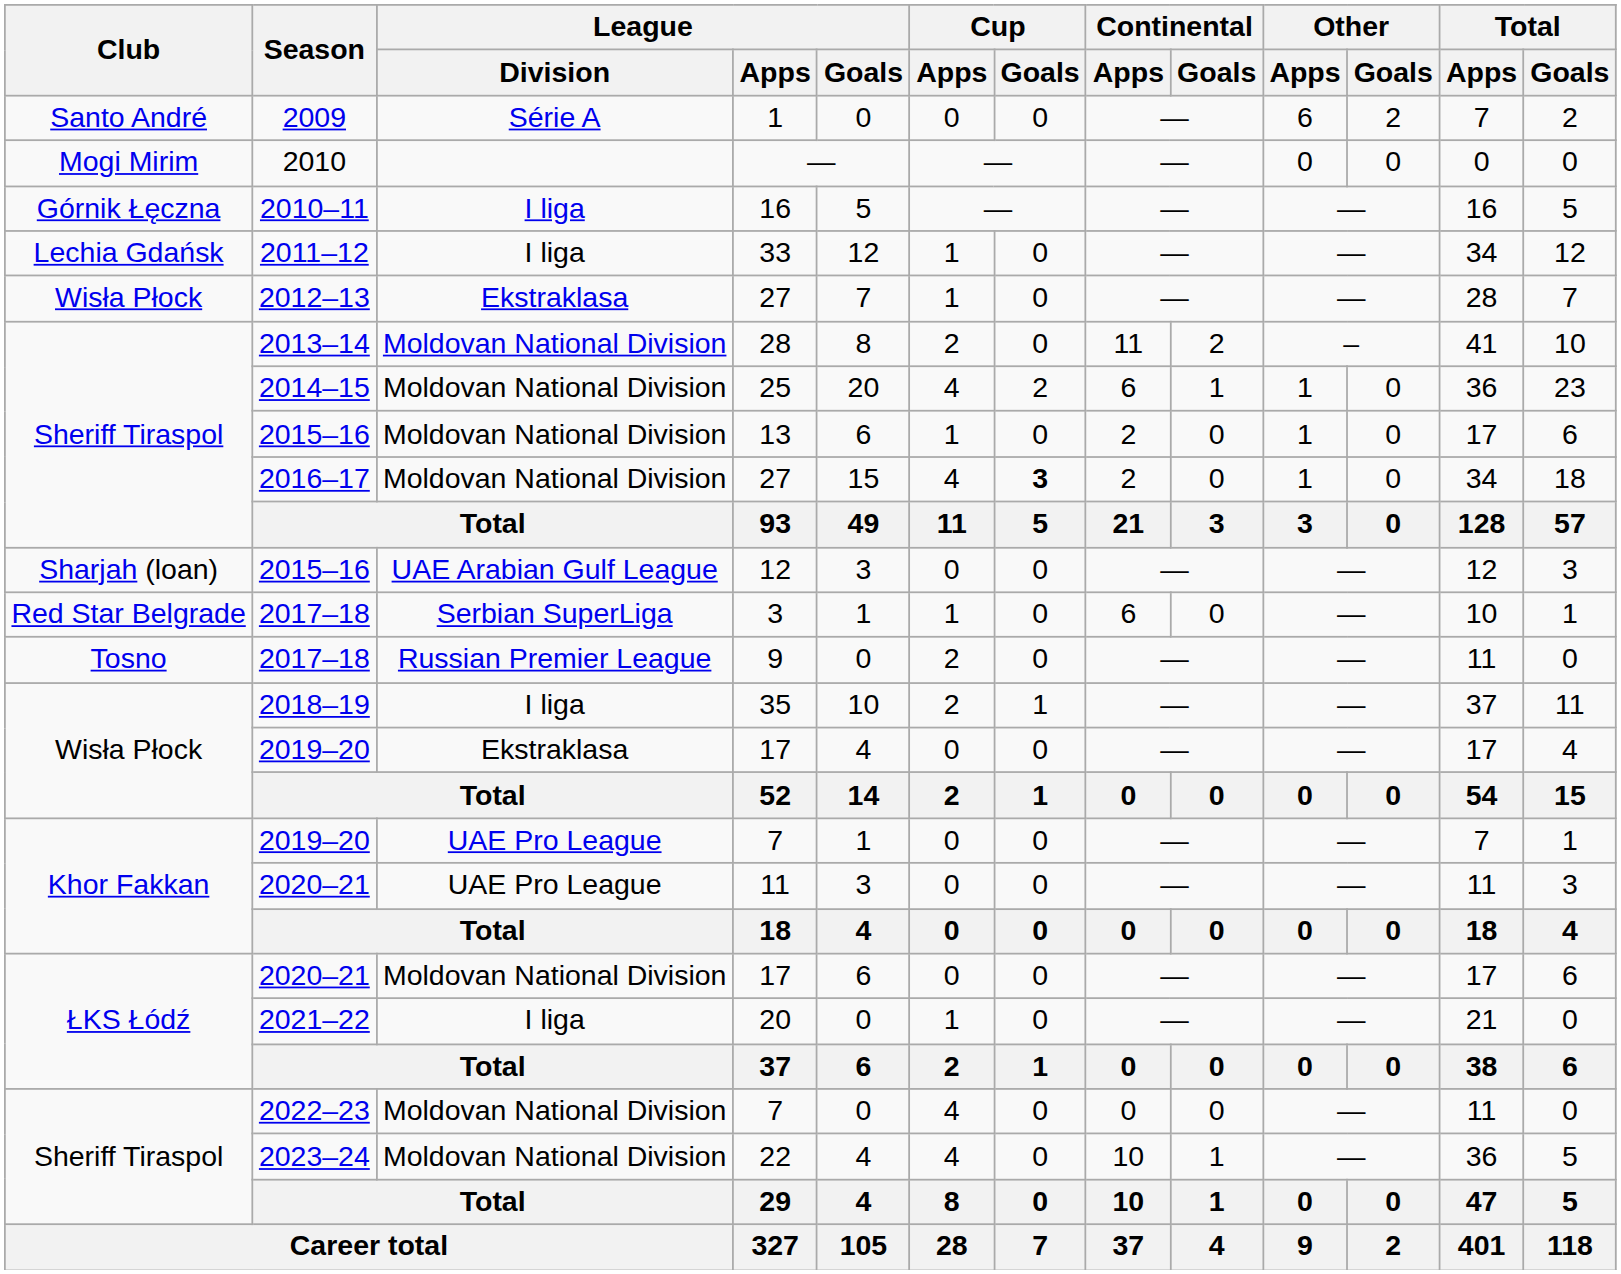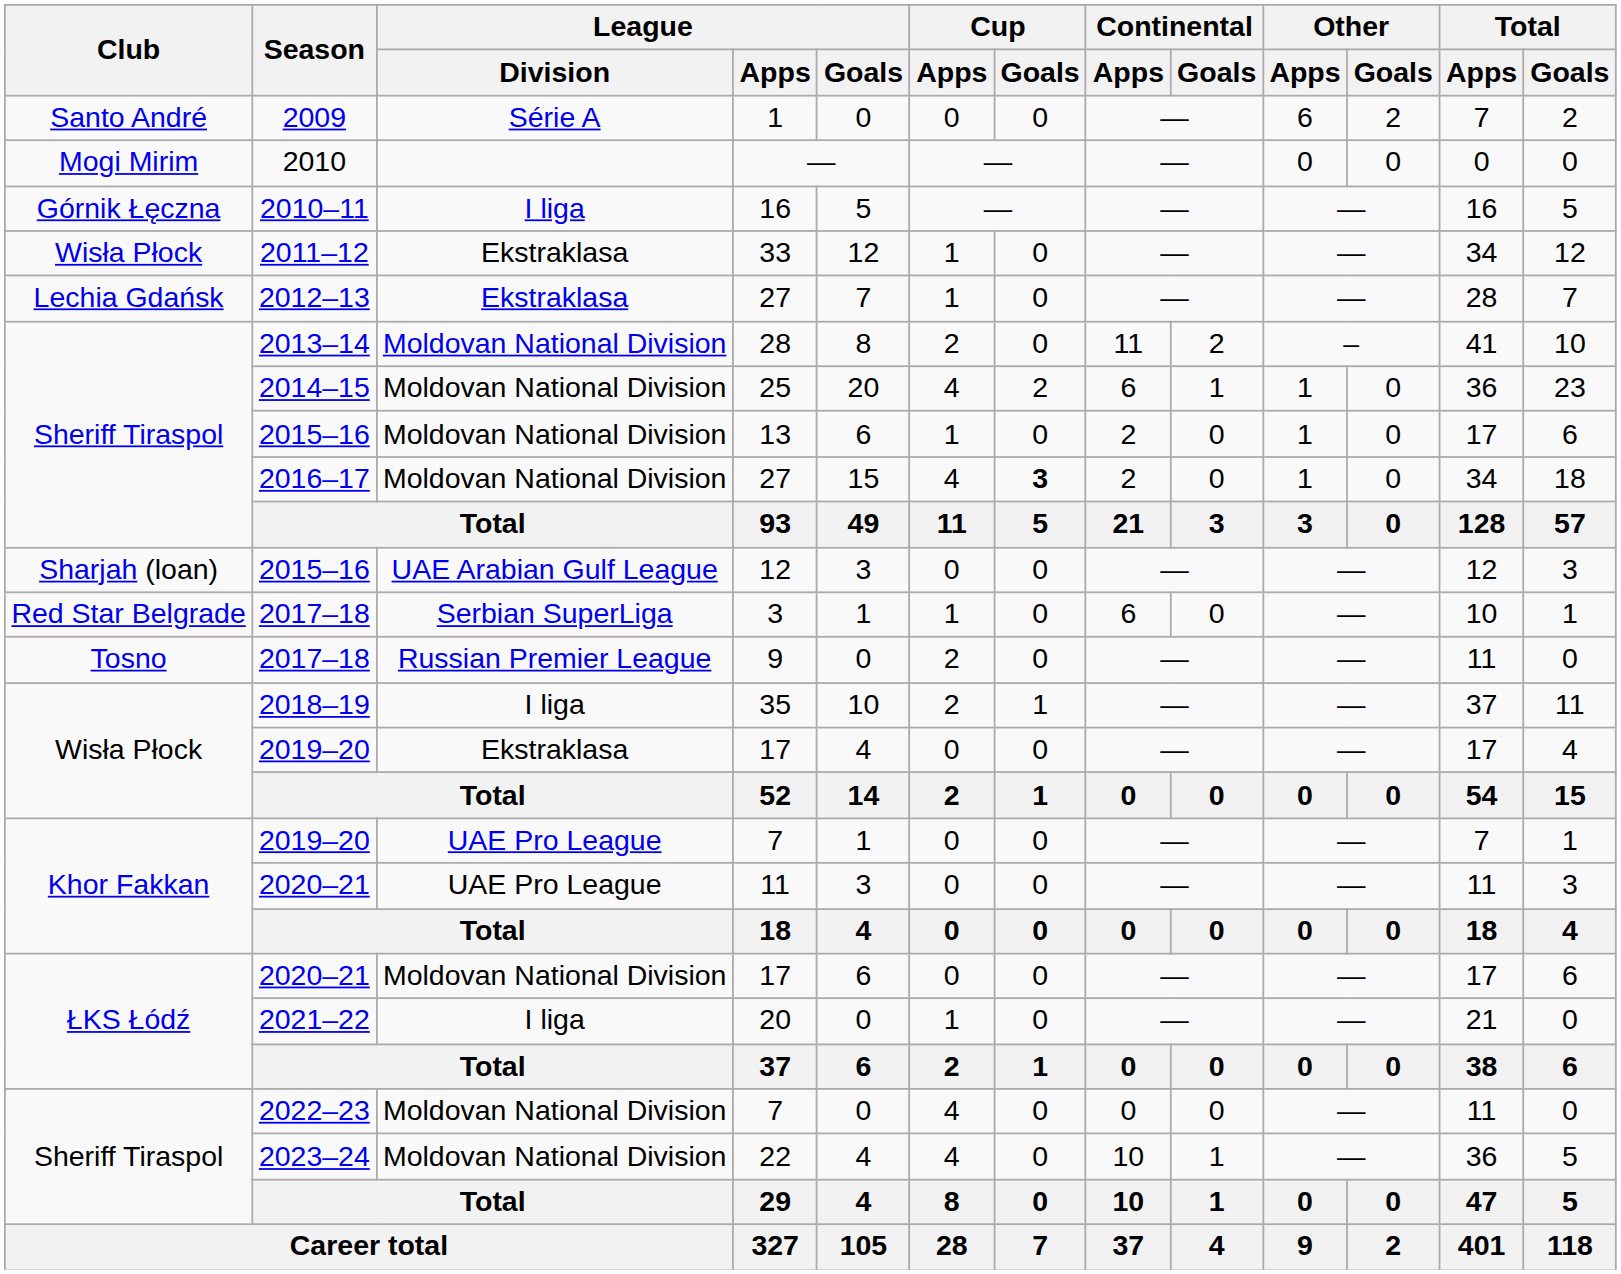(129, 252) Lechia Gdańsk -> (129, 252) Wisła Płock
(555, 252) I liga -> (555, 252) Ekstraklasa
(129, 298) Wisła Płock -> (129, 298) Lechia Gdańsk
